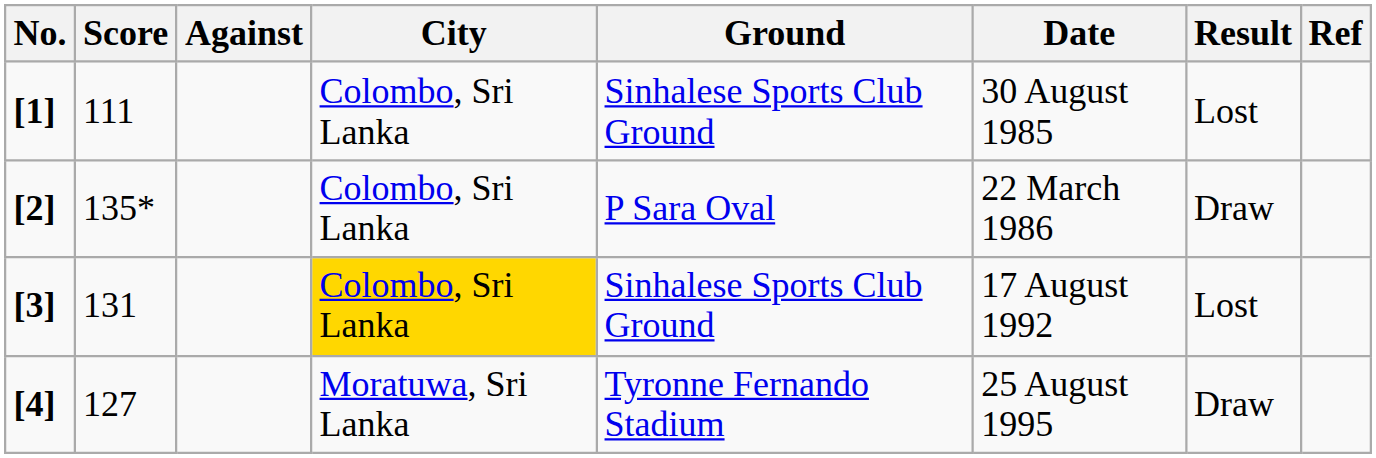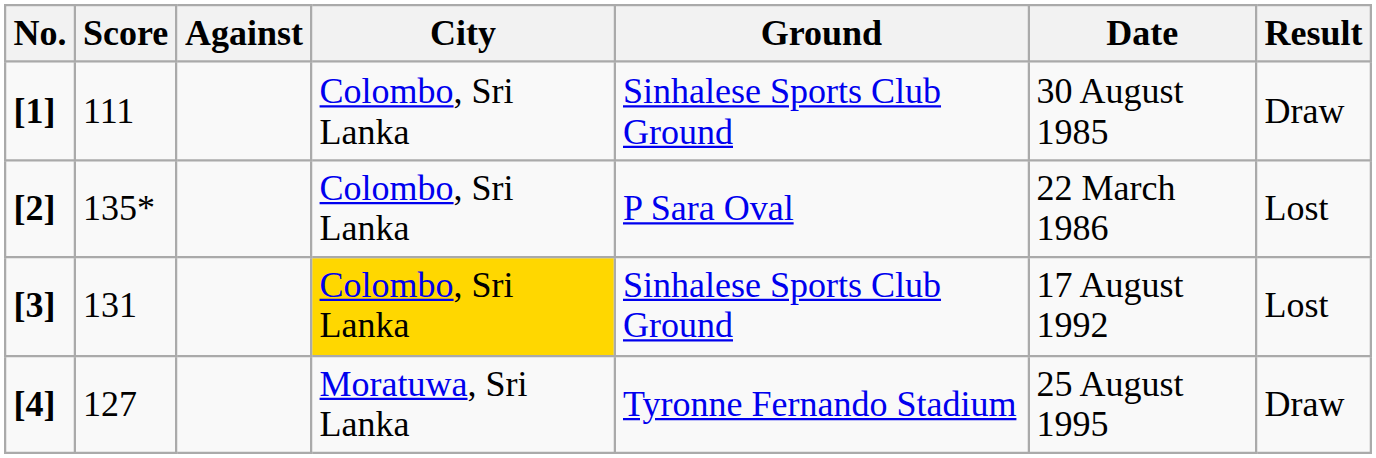- column: (1336, 33)
(1226, 110) Lost -> (1304, 110) Draw
(1234, 207) Draw -> (1297, 207) Lost
